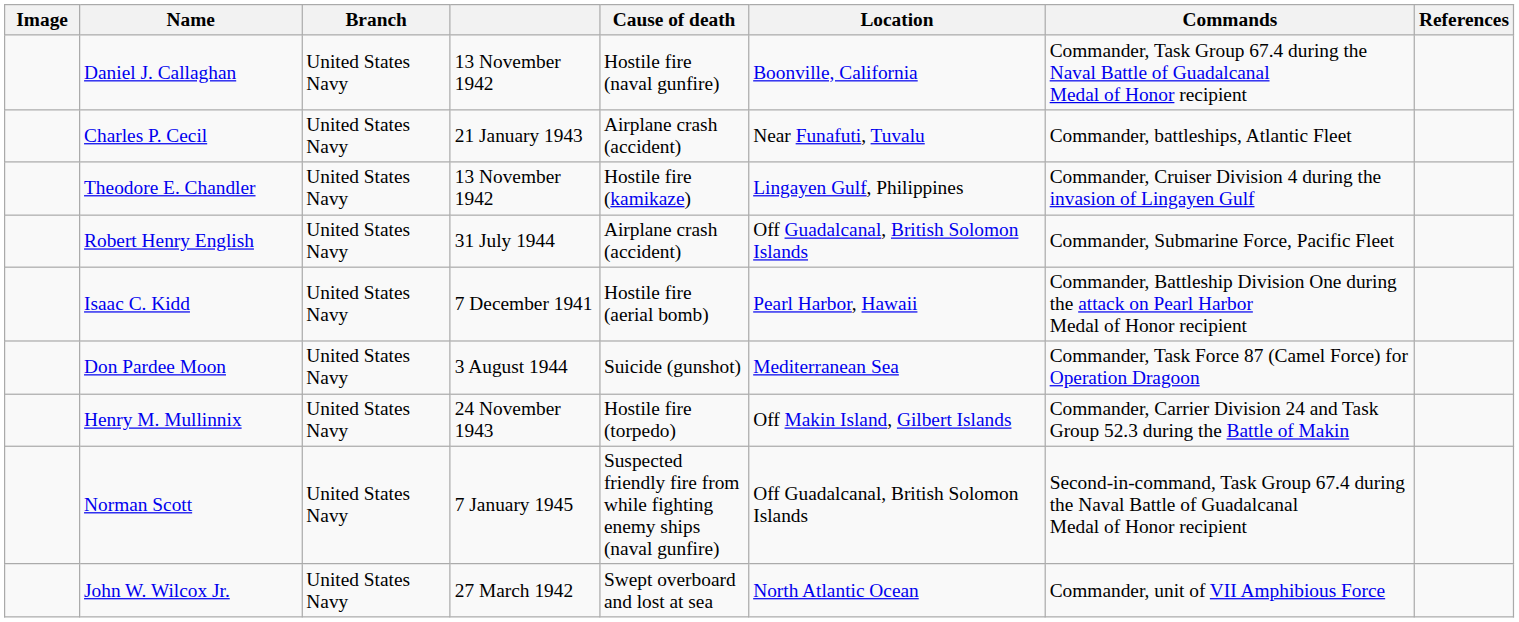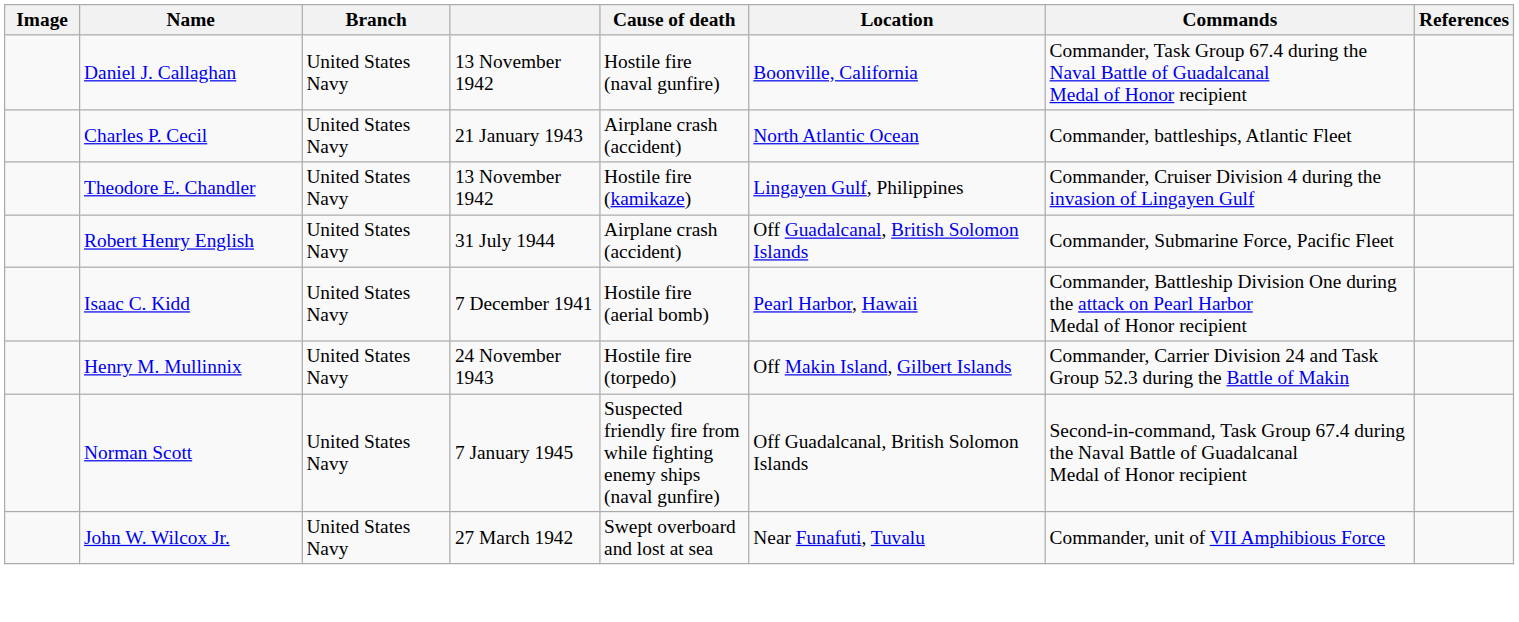(839, 135) Near Funafuti, Tuvalu -> (836, 135) North Atlantic Ocean
- row: (155, 367)
(836, 590) North Atlantic Ocean -> (839, 537) Near Funafuti, Tuvalu
